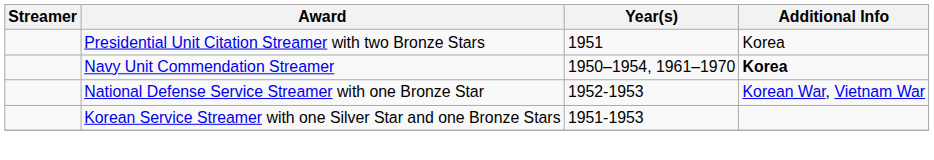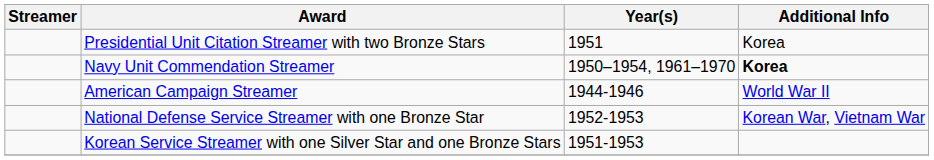+ row: (191, 92)
